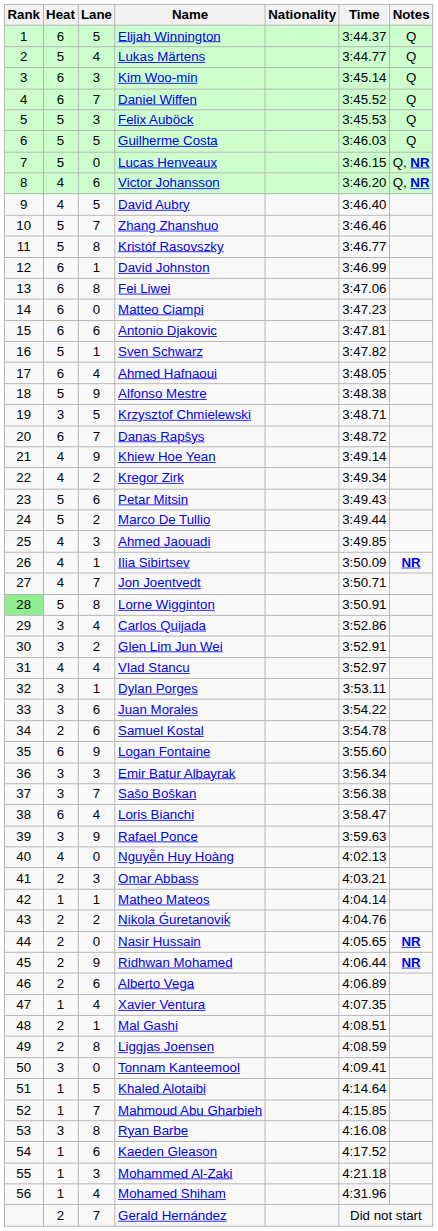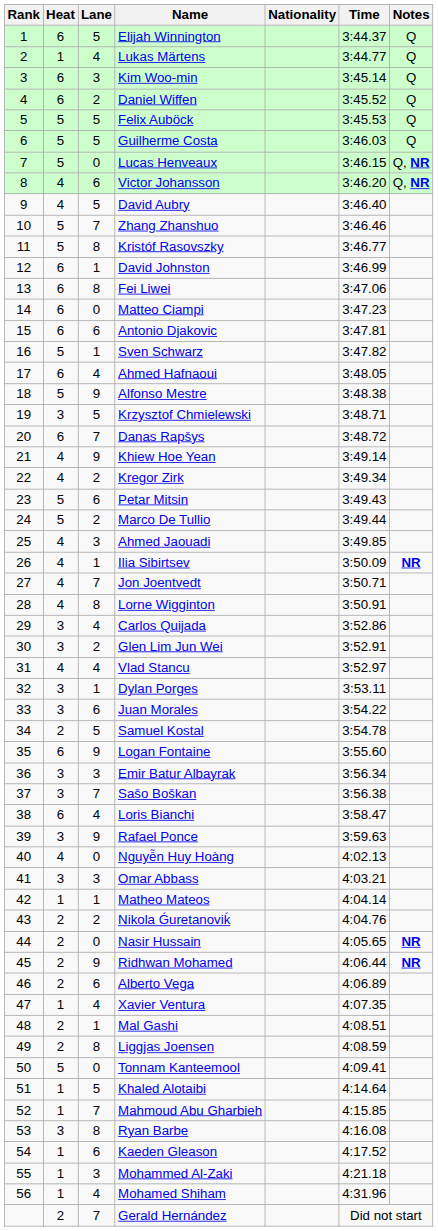(60, 57) 5 -> (60, 57) 1
(96, 99) 7 -> (96, 99) 2
(96, 120) 3 -> (96, 120) 5
(24, 604) lightgreen background -> (24, 604) no background
(60, 604) 5 -> (60, 604) 4
(96, 731) 6 -> (96, 731) 5
(60, 878) 2 -> (60, 878) 3
(60, 1068) 3 -> (60, 1068) 5
